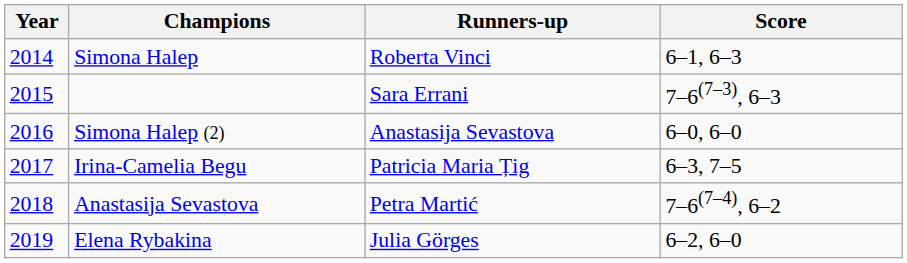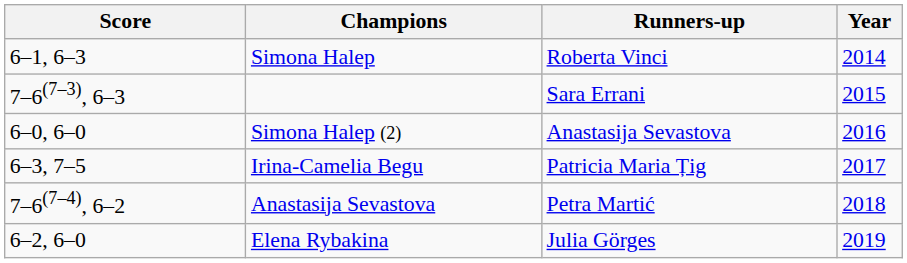columns swapped: (37, 21) <-> (781, 21)
